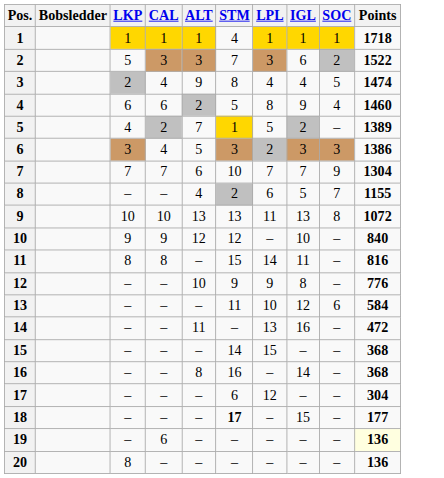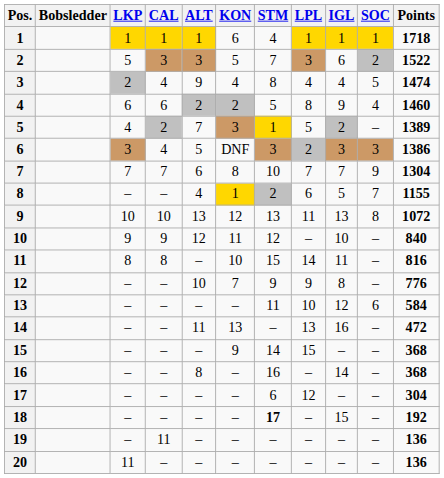+ column: (235, 15)
(378, 417) 177 -> (416, 417) 192
(164, 439) 6 -> (164, 439) 11
(378, 439) lightyellow background -> (416, 439) no background
(128, 462) 8 -> (128, 462) 11
